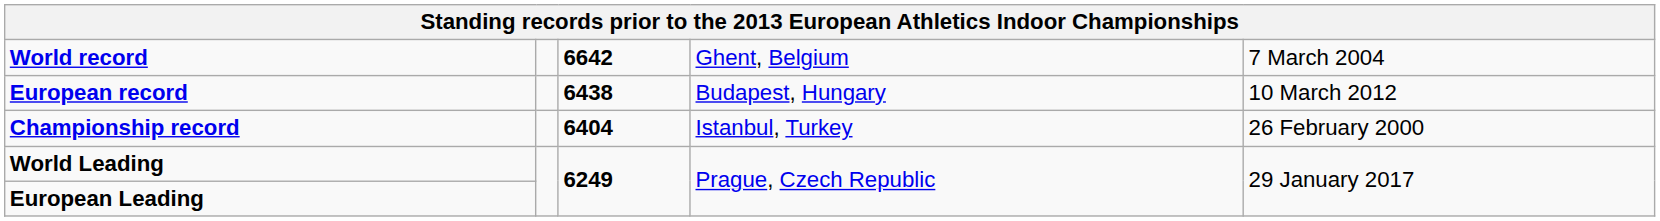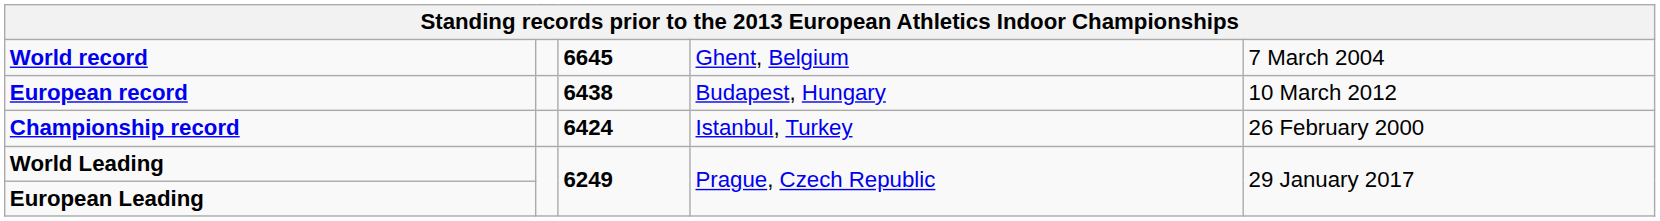(588, 57) 6642 -> (588, 57) 6645
(588, 127) 6404 -> (588, 127) 6424
